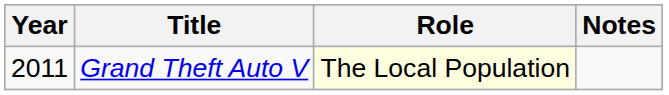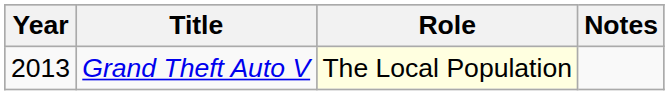(40, 67) 2011 -> (40, 67) 2013
